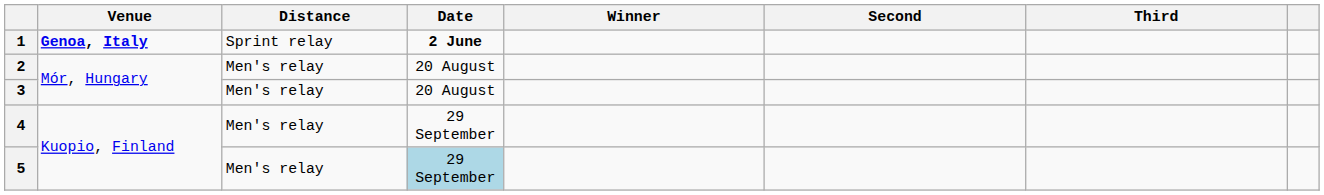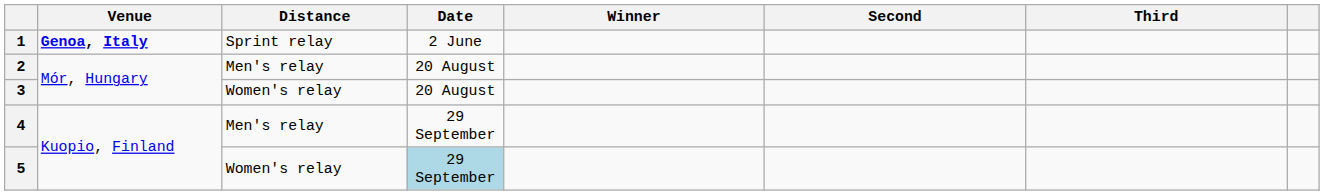(455, 42) bold -> (455, 42) normal
(275, 92) Men's relay -> (284, 92) Women's relay
(275, 168) Men's relay -> (284, 168) Women's relay
